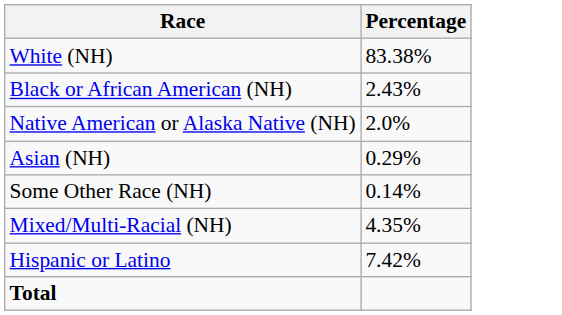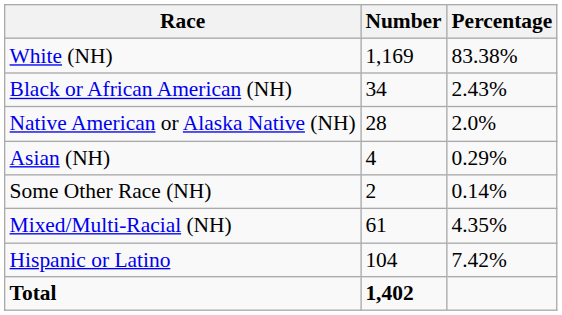+ column: (404, 21)
